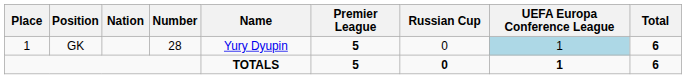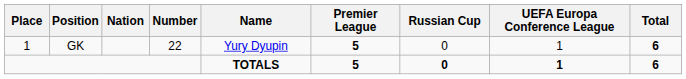(175, 46) 28 -> (175, 46) 22
(559, 46) lightblue background -> (559, 46) no background
